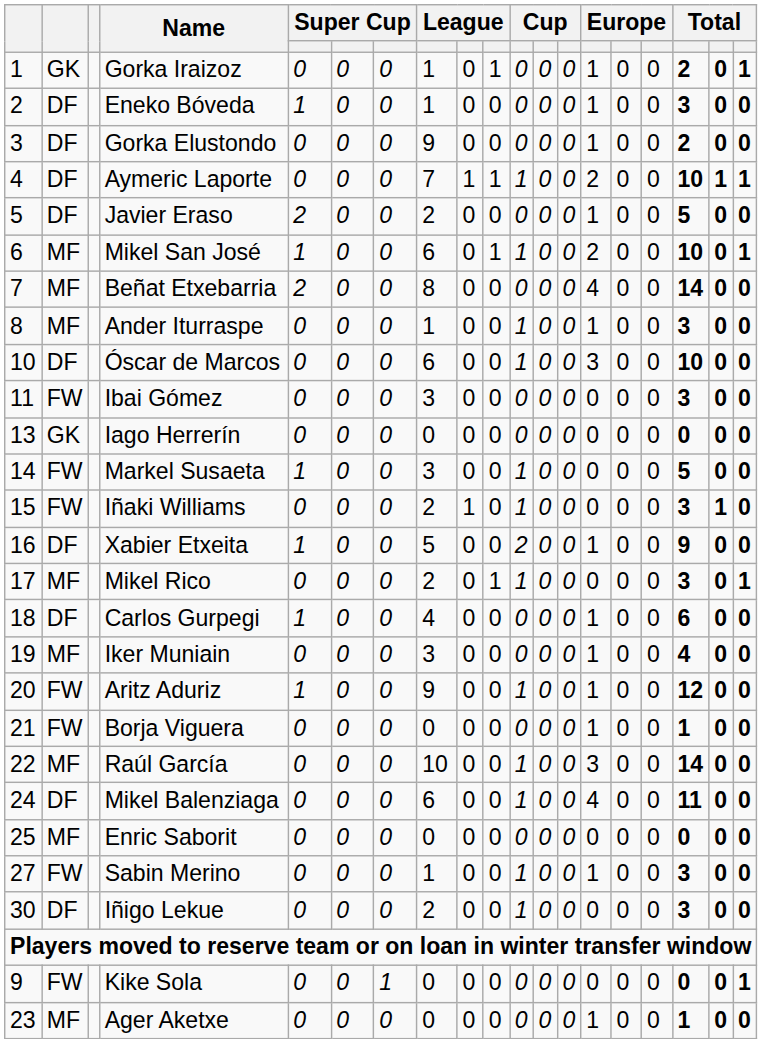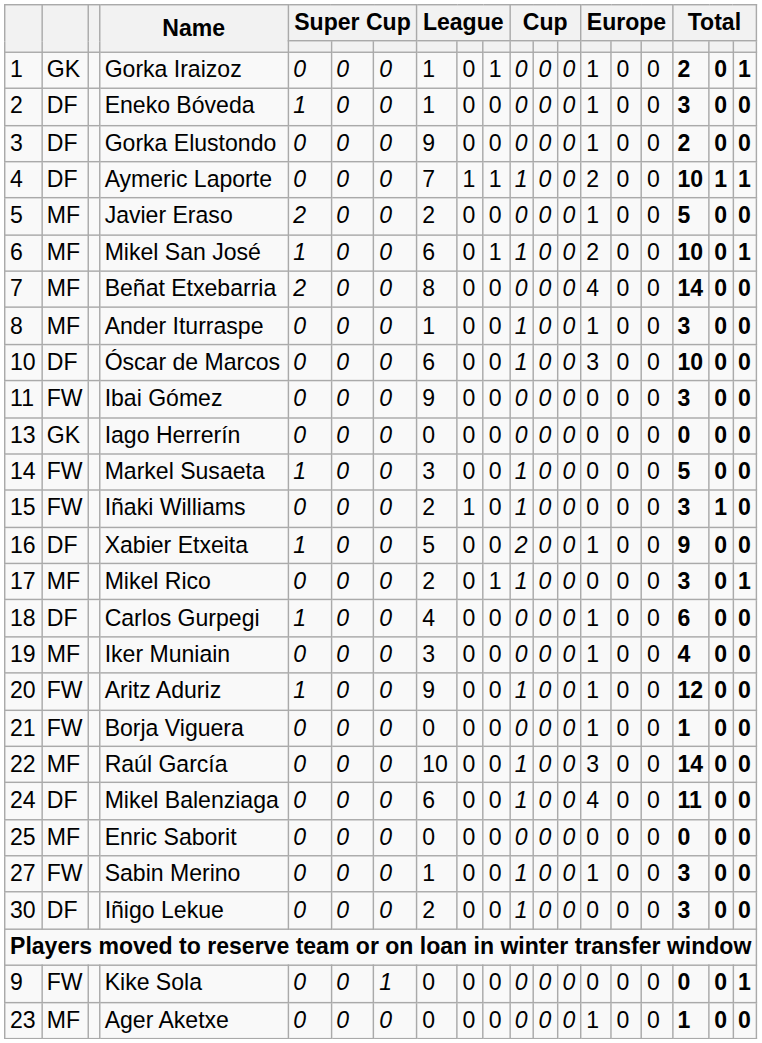(62, 216) DF -> (63, 216) MF
(429, 398) 3 -> (429, 398) 9
